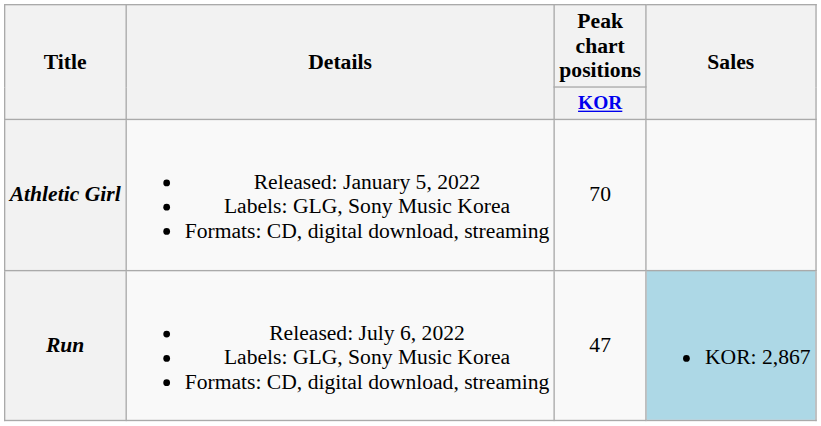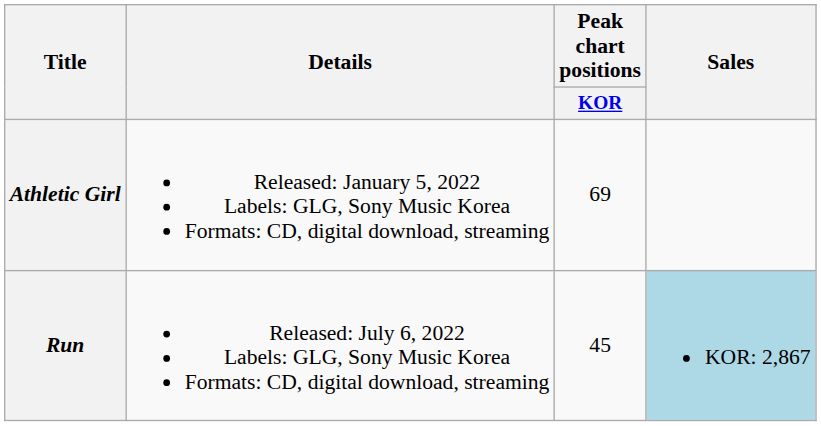(600, 194) 70 -> (600, 194) 69
(600, 344) 47 -> (600, 344) 45
